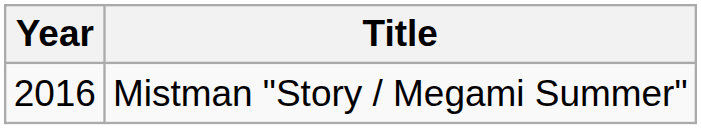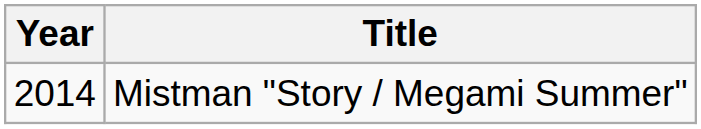(55, 92) 2016 -> (55, 92) 2014
